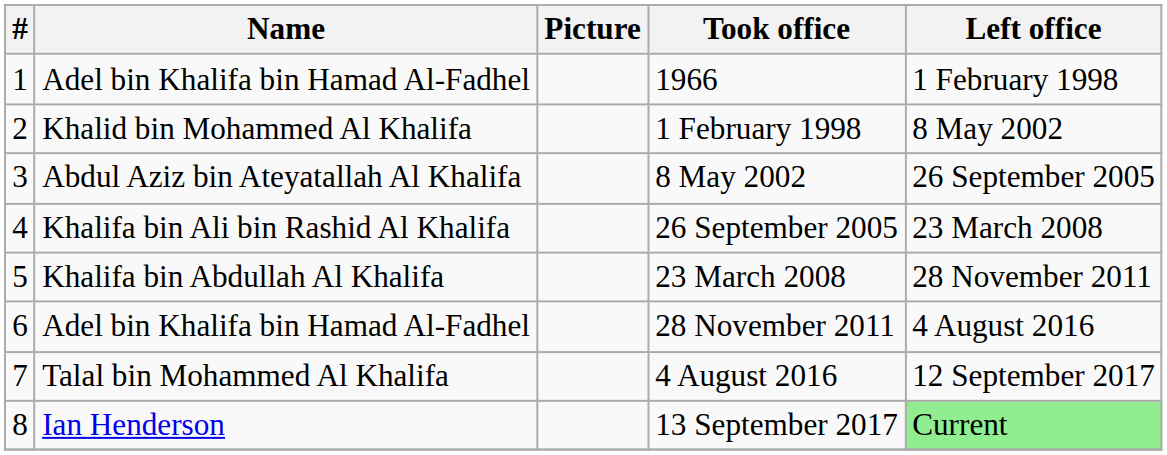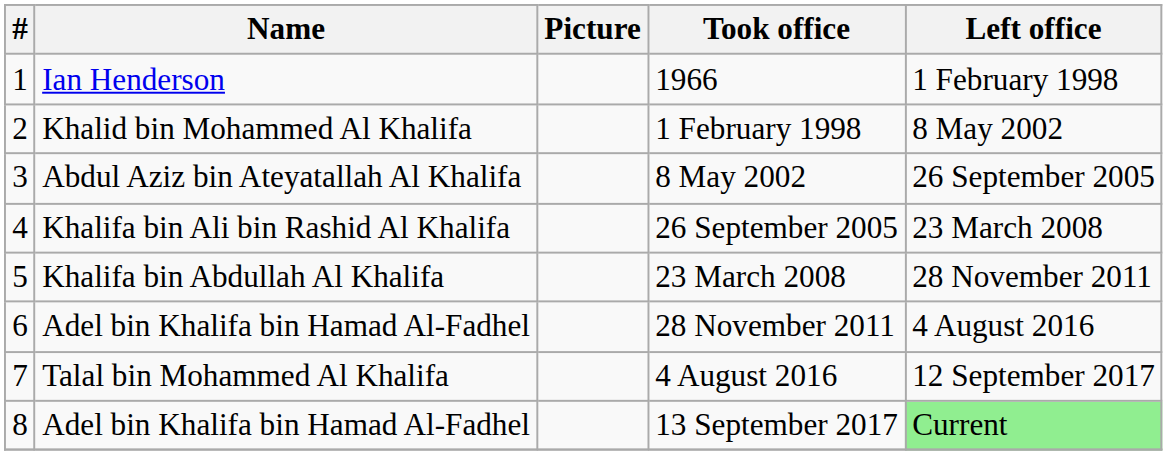(286, 78) Adel bin Khalifa bin Hamad Al-Fadhel -> (134, 78) Ian Henderson
(134, 425) Ian Henderson -> (286, 425) Adel bin Khalifa bin Hamad Al-Fadhel
